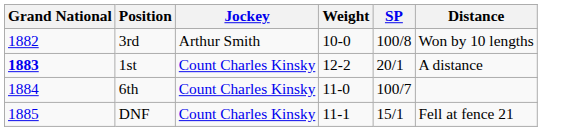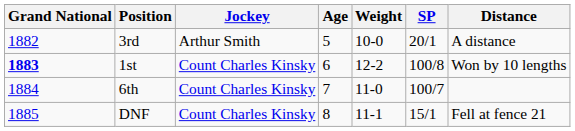+ column: (335, 16)
(394, 41) 100/8 -> (423, 41) 20/1
(476, 41) Won by 10 lengths -> (483, 41) A distance
(390, 65) 20/1 -> (427, 65) 100/8
(451, 65) A distance -> (509, 65) Won by 10 lengths
